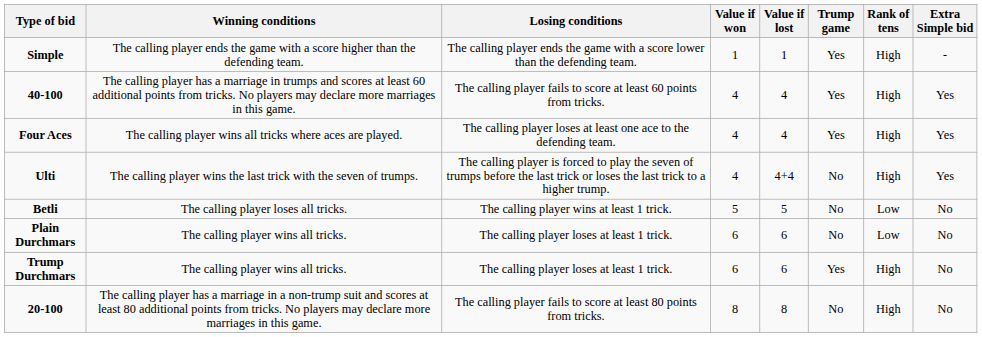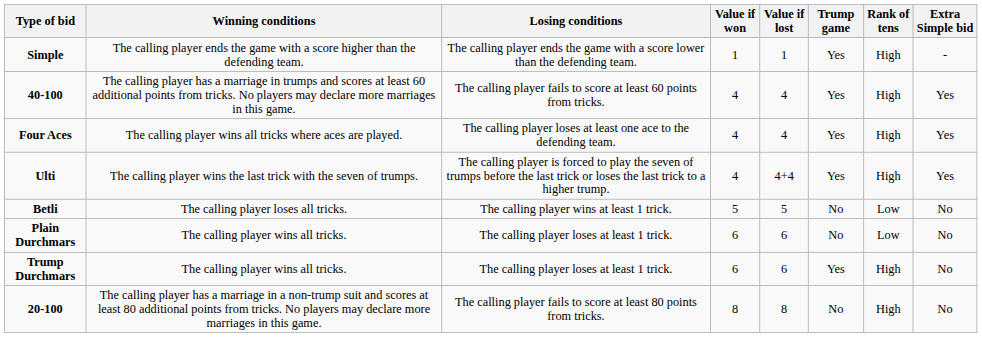(836, 175) No -> (836, 175) Yes
